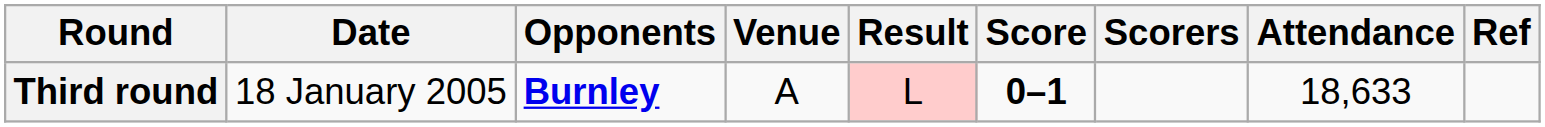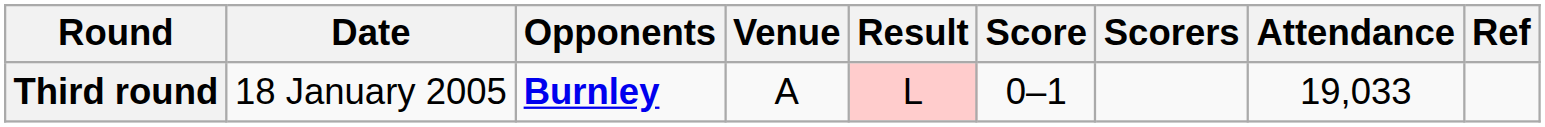(1036, 91) bold -> (1036, 91) normal
(1356, 91) 18,633 -> (1356, 91) 19,033
